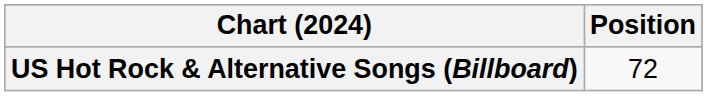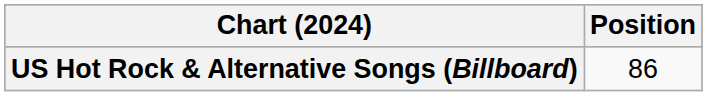(643, 68) 72 -> (643, 68) 86
